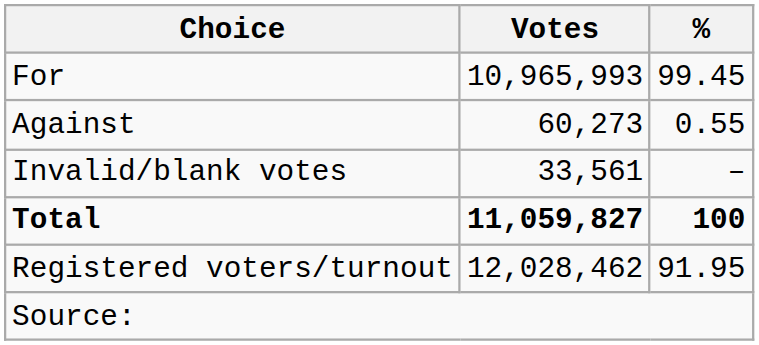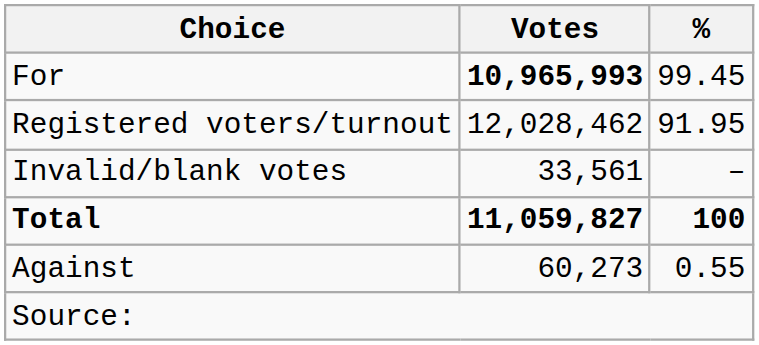(555, 77) normal -> (555, 77) bold
rows swapped: (74, 125) <-> (233, 268)
